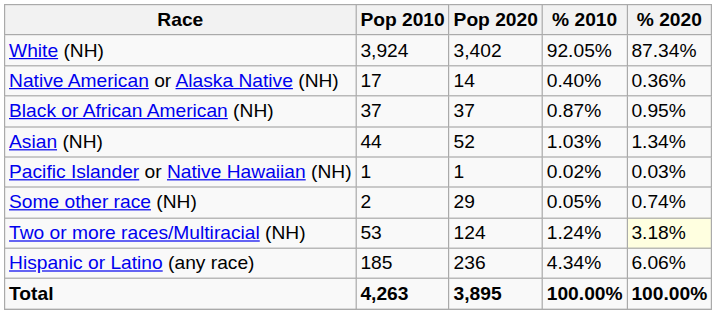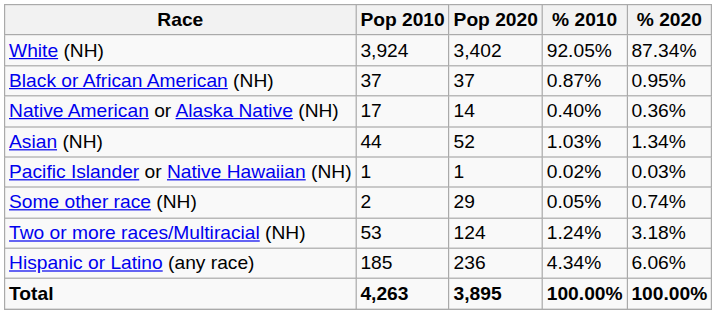rows swapped: (141, 111) <-> (174, 80)
(659, 232) lightyellow background -> (659, 232) no background
